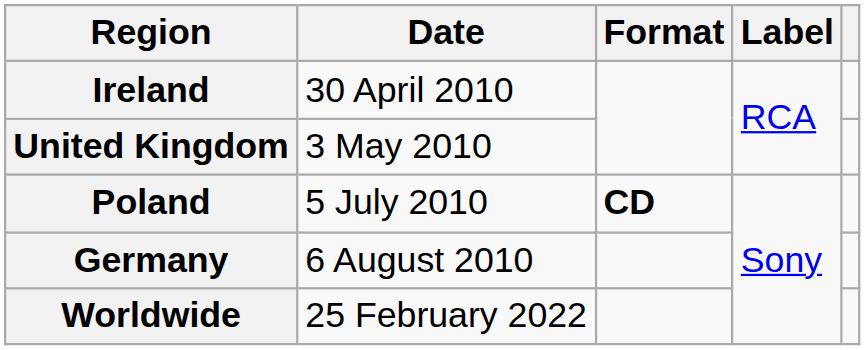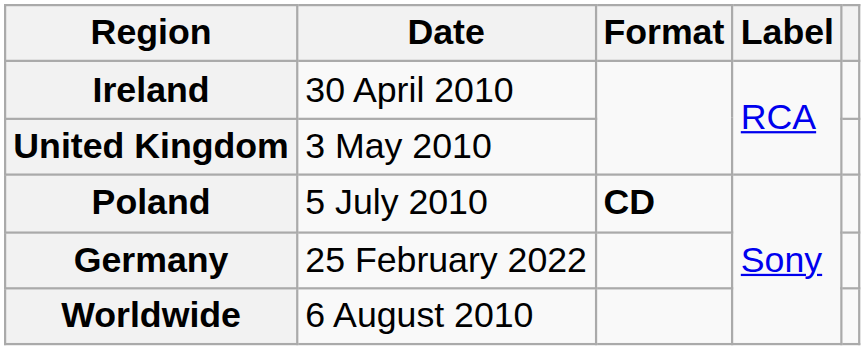(419, 259) 6 August 2010 -> (446, 259) 25 February 2022
(446, 315) 25 February 2022 -> (419, 315) 6 August 2010
